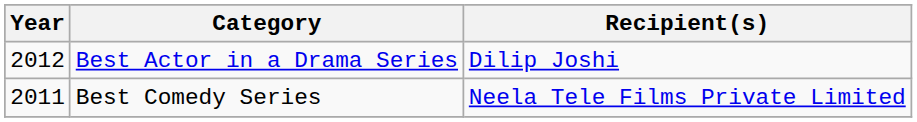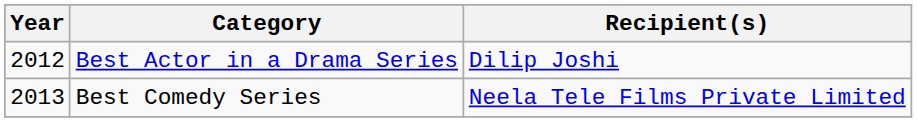(38, 98) 2011 -> (38, 98) 2013
